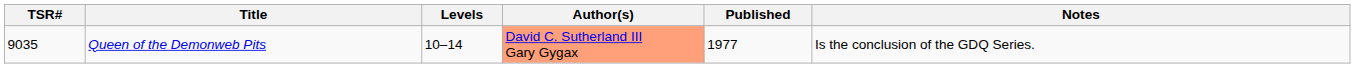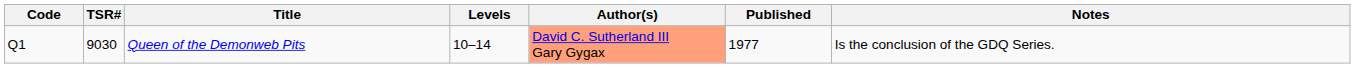+ column: (44, 15)
(23, 44) 9035 -> (102, 44) 9030
